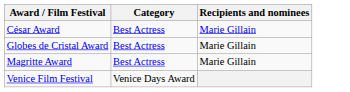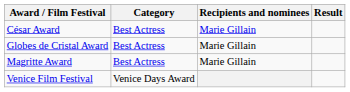+ column: (328, 12)
